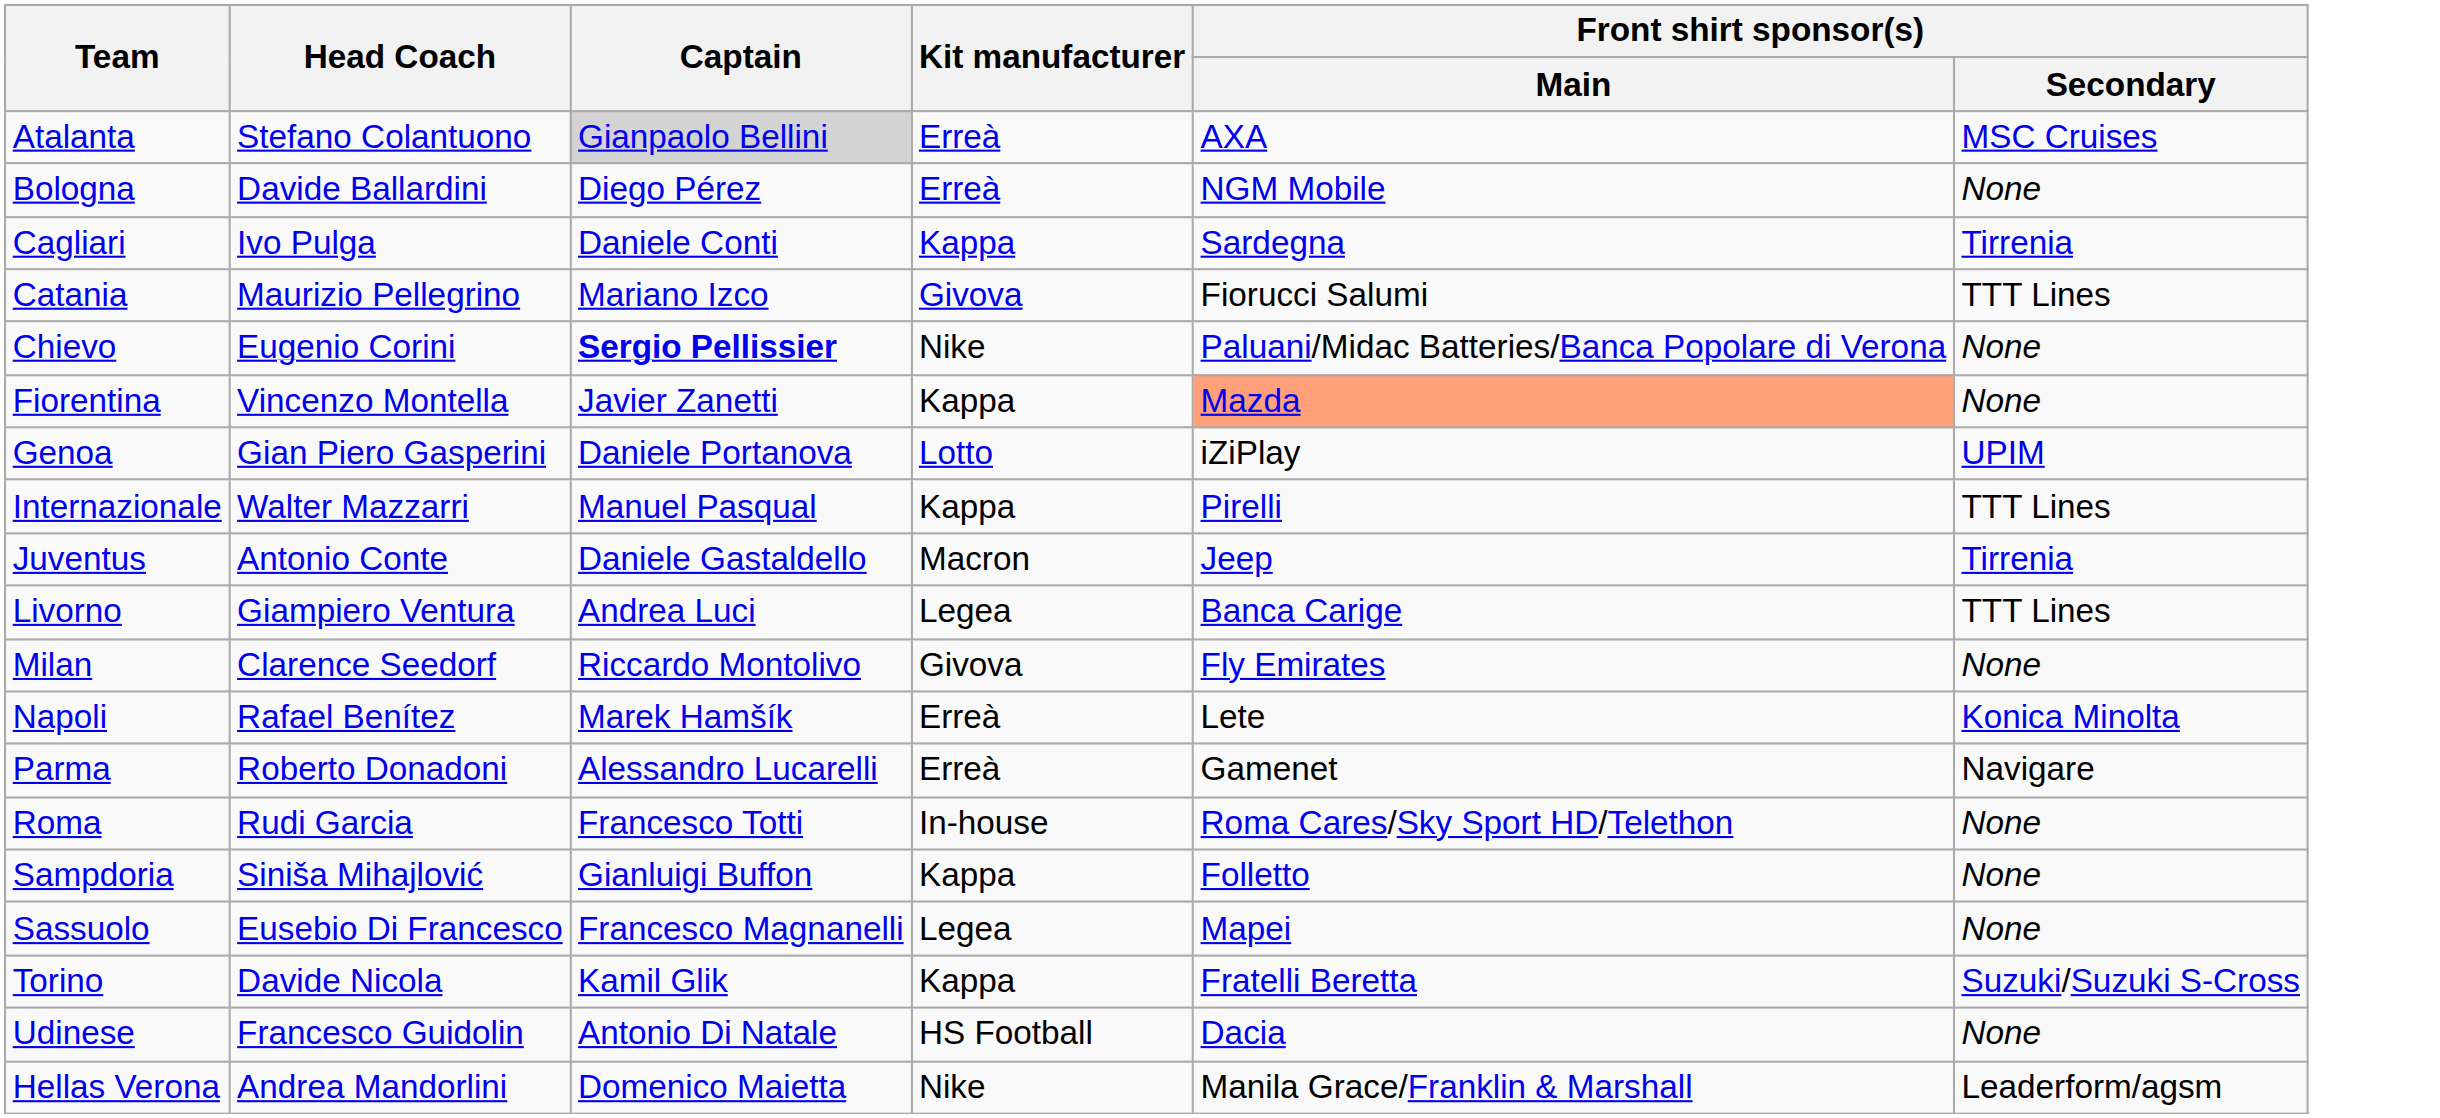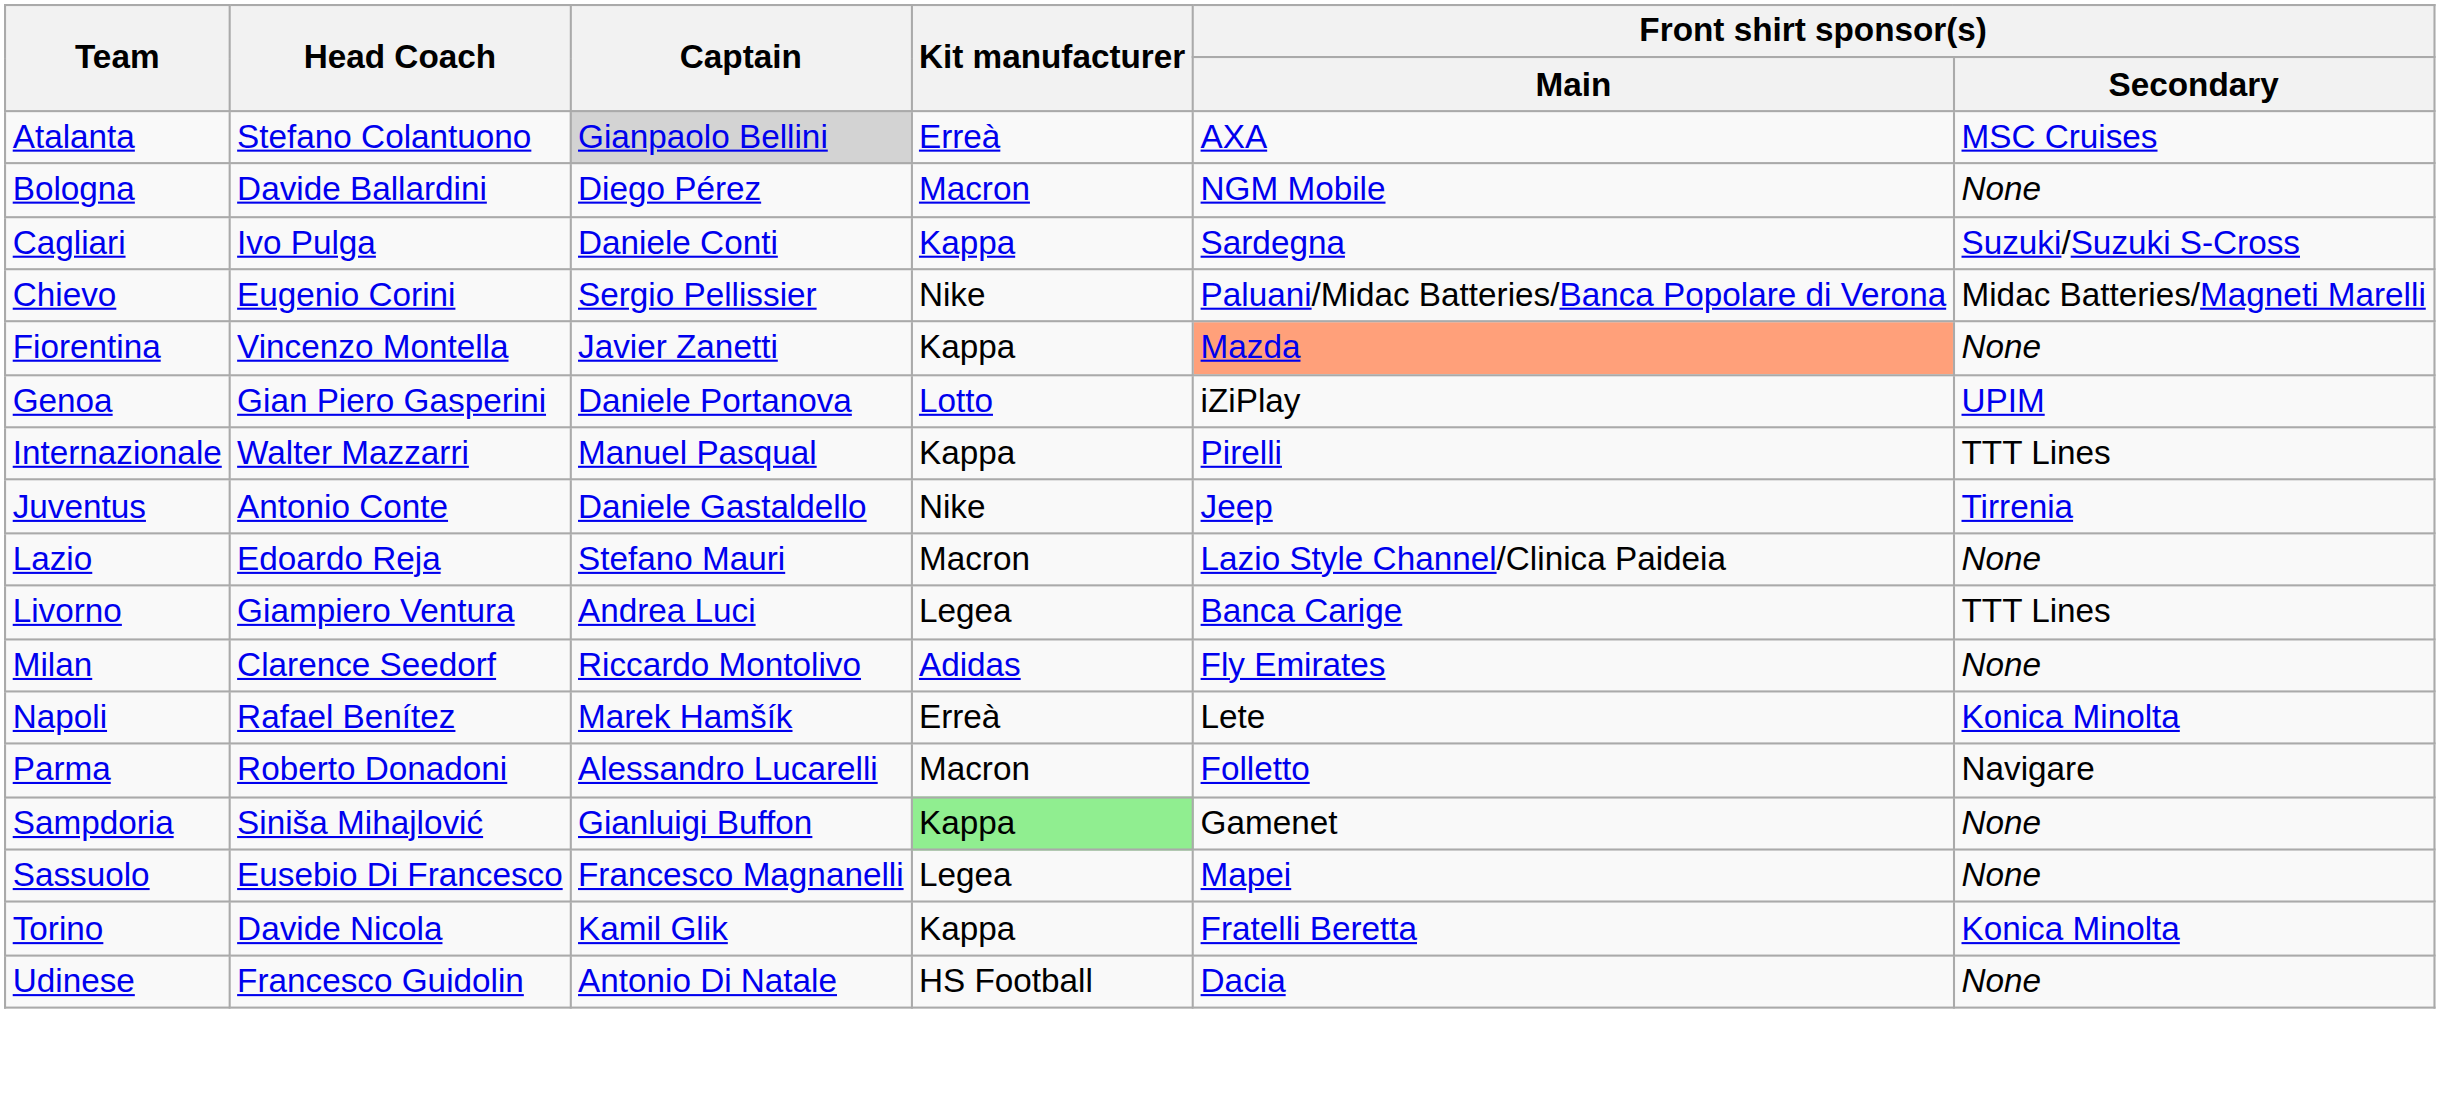(960, 189) Erreà -> (974, 189) Macron
(2017, 242) Tirrenia -> (2131, 242) Suzuki/Suzuki S-Cross
- row: (70, 294)
(708, 347) bold -> (697, 294) normal
(2001, 347) None -> (2194, 294) Midac Batteries/Magneti Marelli
(974, 558) Macron -> (952, 505) Nike
+ row: (52, 558)
(971, 664) Givova -> (970, 664) Adidas
(960, 769) Erreà -> (974, 769) Macron
(1269, 769) Gamenet -> (1255, 769) Folletto
- row: (57, 822)
(967, 875) no background -> (967, 822) lightgreen background
(1255, 875) Folletto -> (1269, 822) Gamenet
(2131, 980) Suzuki/Suzuki S-Cross -> (2071, 928) Konica Minolta
- row: (116, 1086)
